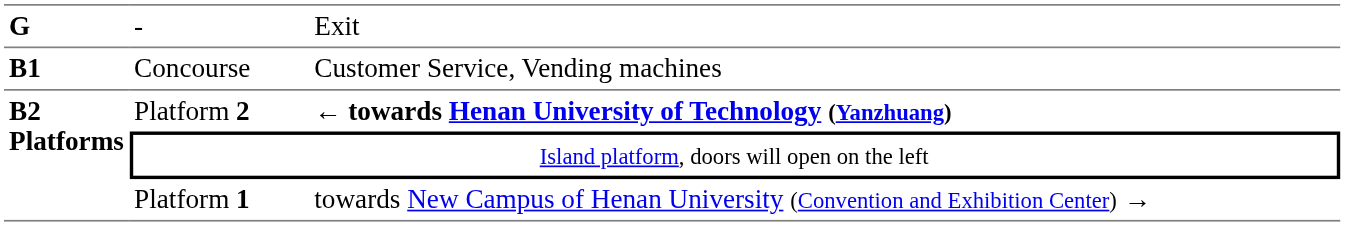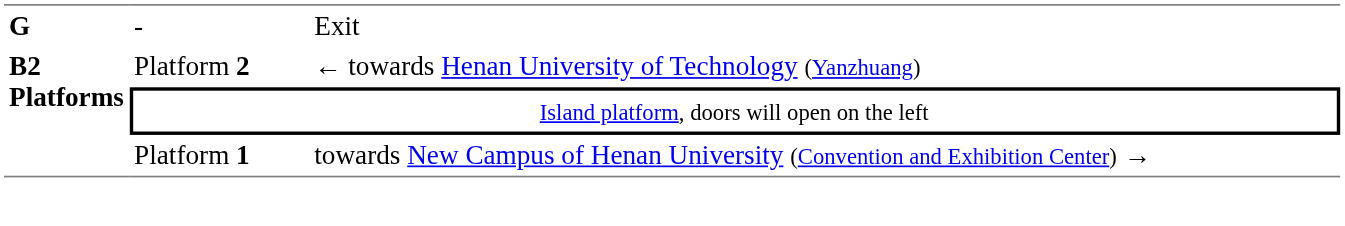- row: (192, 68)
(633, 110) bold -> (617, 66) normal
